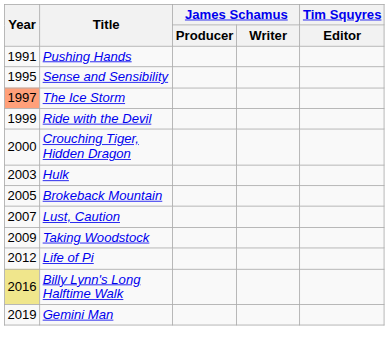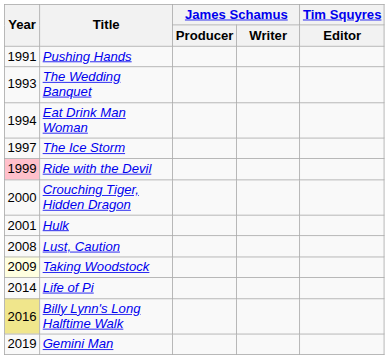+ row: (82, 84)
+ row: (84, 120)
- row: (105, 77)
(22, 98) lightsalmon background -> (22, 148) no background
(22, 118) no background -> (22, 169) pink background
(22, 175) 2003 -> (22, 225) 2001
- row: (102, 196)
(22, 216) 2007 -> (22, 246) 2008
(22, 237) no background -> (22, 267) lightyellow background
(22, 258) 2012 -> (22, 288) 2014
